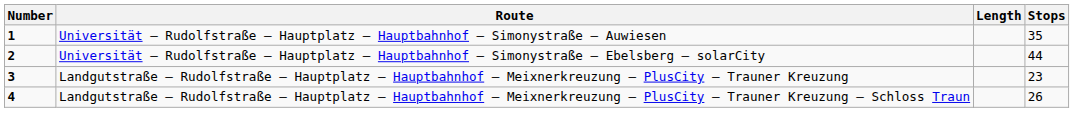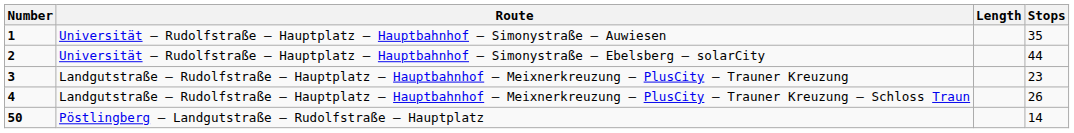+ row: (272, 118)
